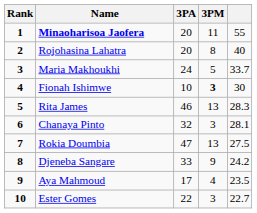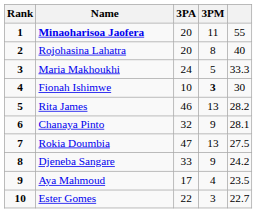(240, 69) 33.7 -> (240, 69) 33.3
(240, 106) 28.3 -> (240, 106) 28.2
(213, 125) 3 -> (213, 125) 9
